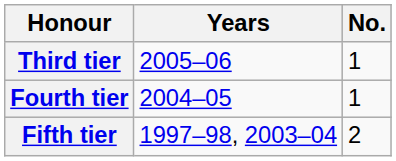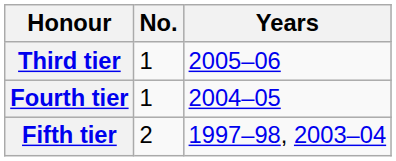columns swapped: (367, 23) <-> (238, 23)
